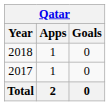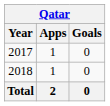rows swapped: (20, 71) <-> (20, 52)
